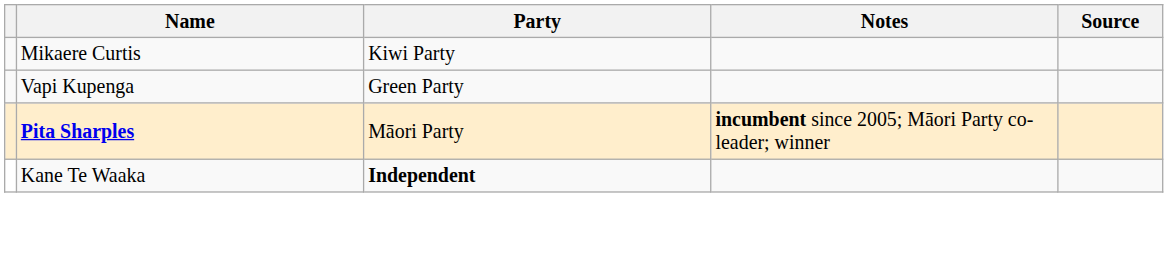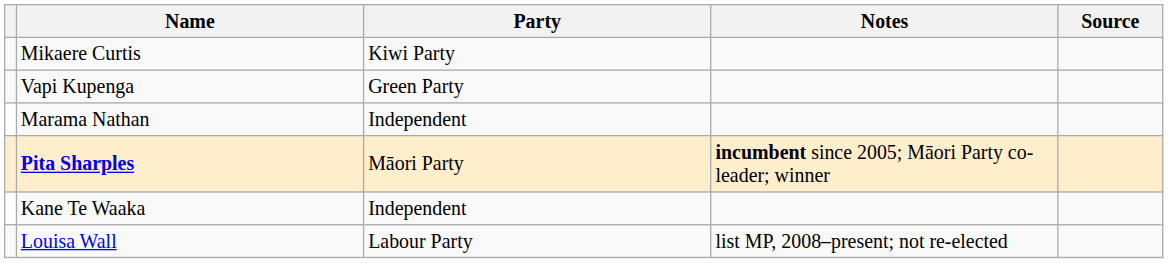+ row: (85, 119)
(422, 176) bold -> (417, 208) normal
+ row: (69, 241)
